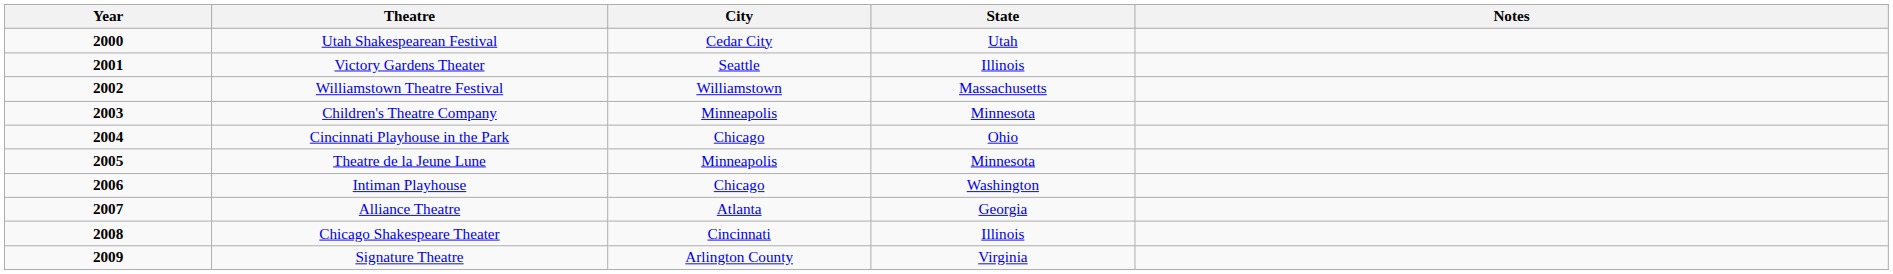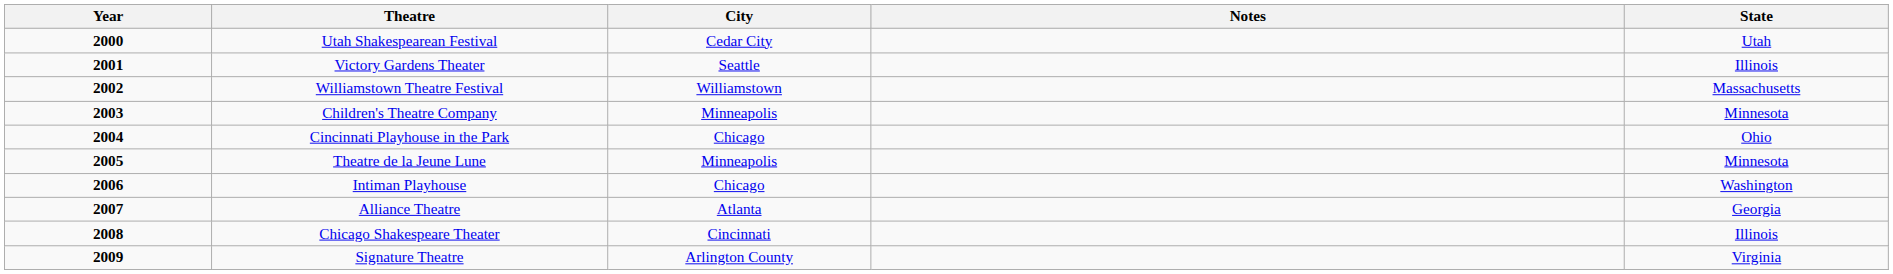columns swapped: (1003, 16) <-> (1512, 16)
